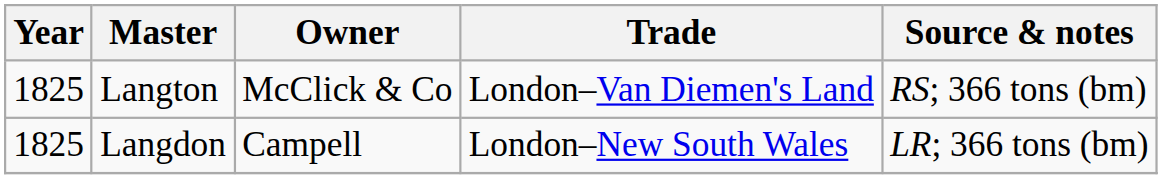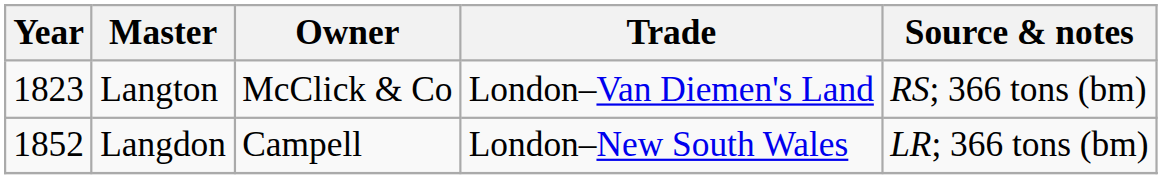(49, 88) 1825 -> (49, 88) 1823
(49, 144) 1825 -> (49, 144) 1852
